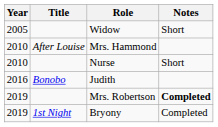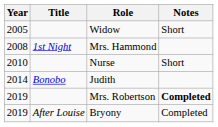(17, 46) 2010 -> (17, 46) 2008
(59, 46) After Louise -> (52, 46) 1st Night
(17, 79) 2016 -> (17, 79) 2014
(52, 113) 1st Night -> (59, 113) After Louise
